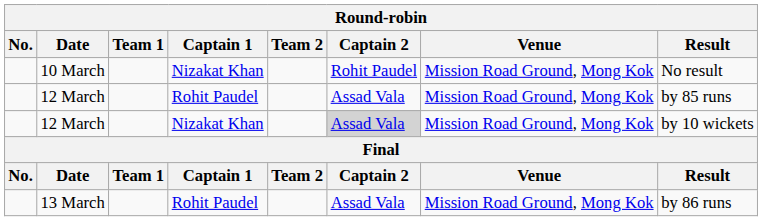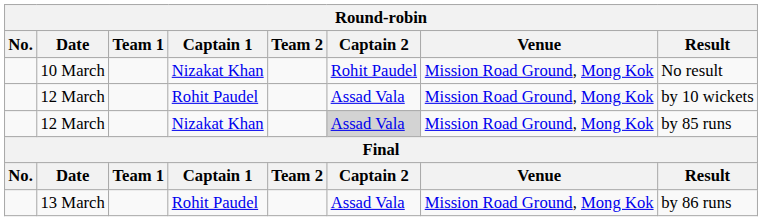(696, 96) by 85 runs -> (707, 96) by 10 wickets
(707, 123) by 10 wickets -> (696, 123) by 85 runs
